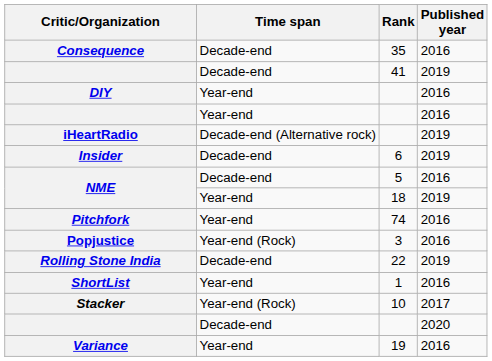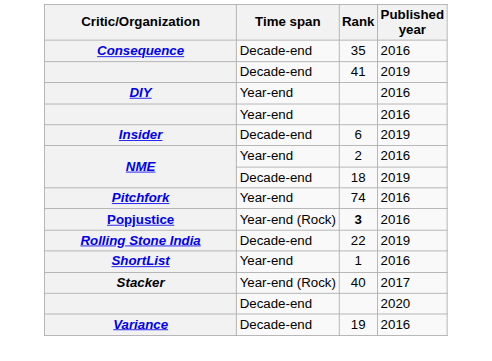- row: (100, 135)
(236, 177) Decade-end -> (266, 156) Year-end
(398, 177) 5 -> (358, 156) 2
(226, 198) Year-end -> (276, 177) Decade-end
(398, 240) normal -> (358, 219) bold
(398, 303) 10 -> (358, 282) 40
(226, 345) Year-end -> (276, 324) Decade-end
